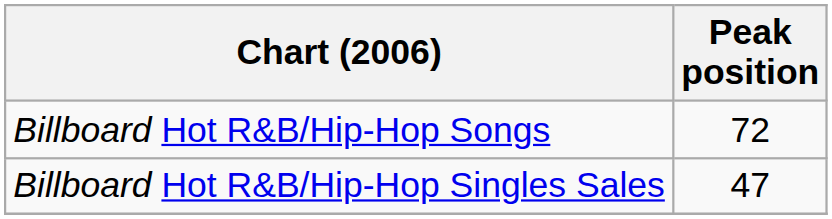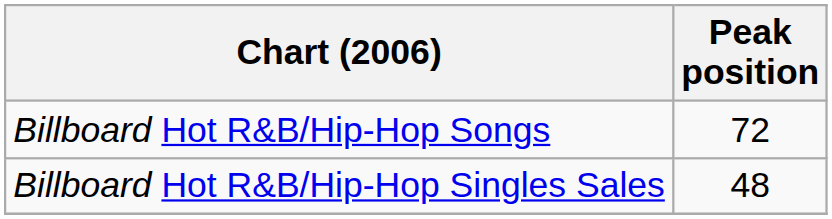(750, 185) 47 -> (750, 185) 48
